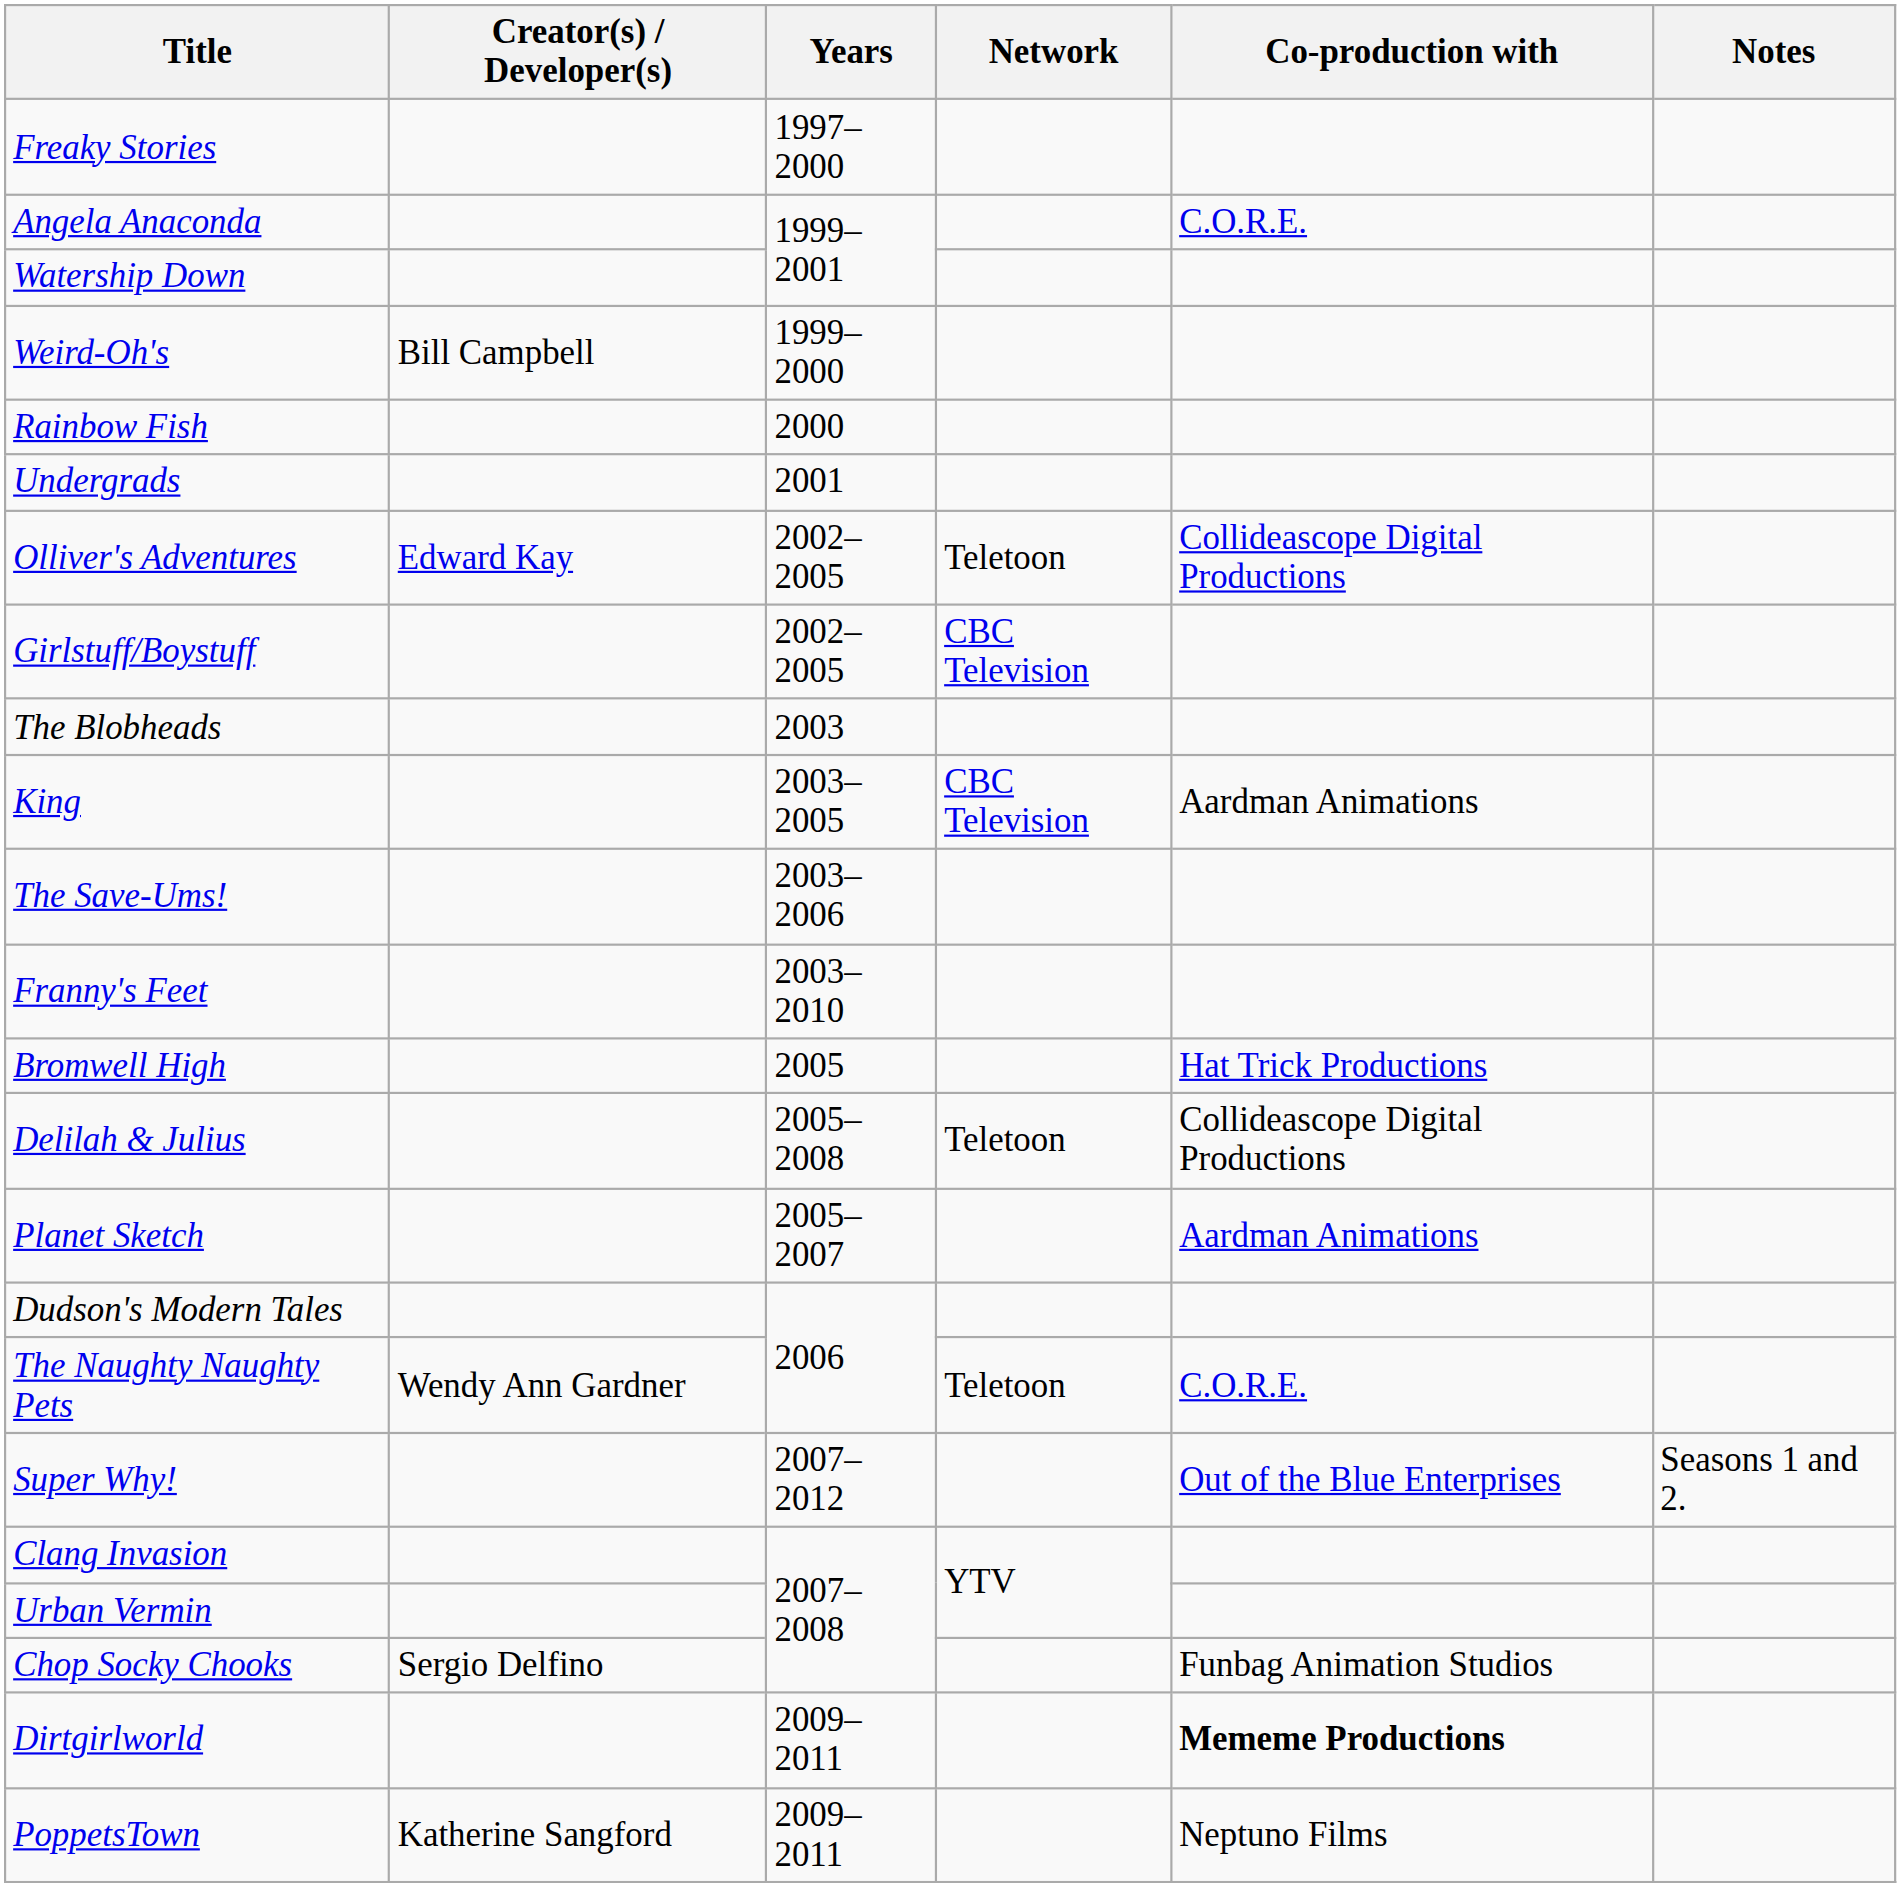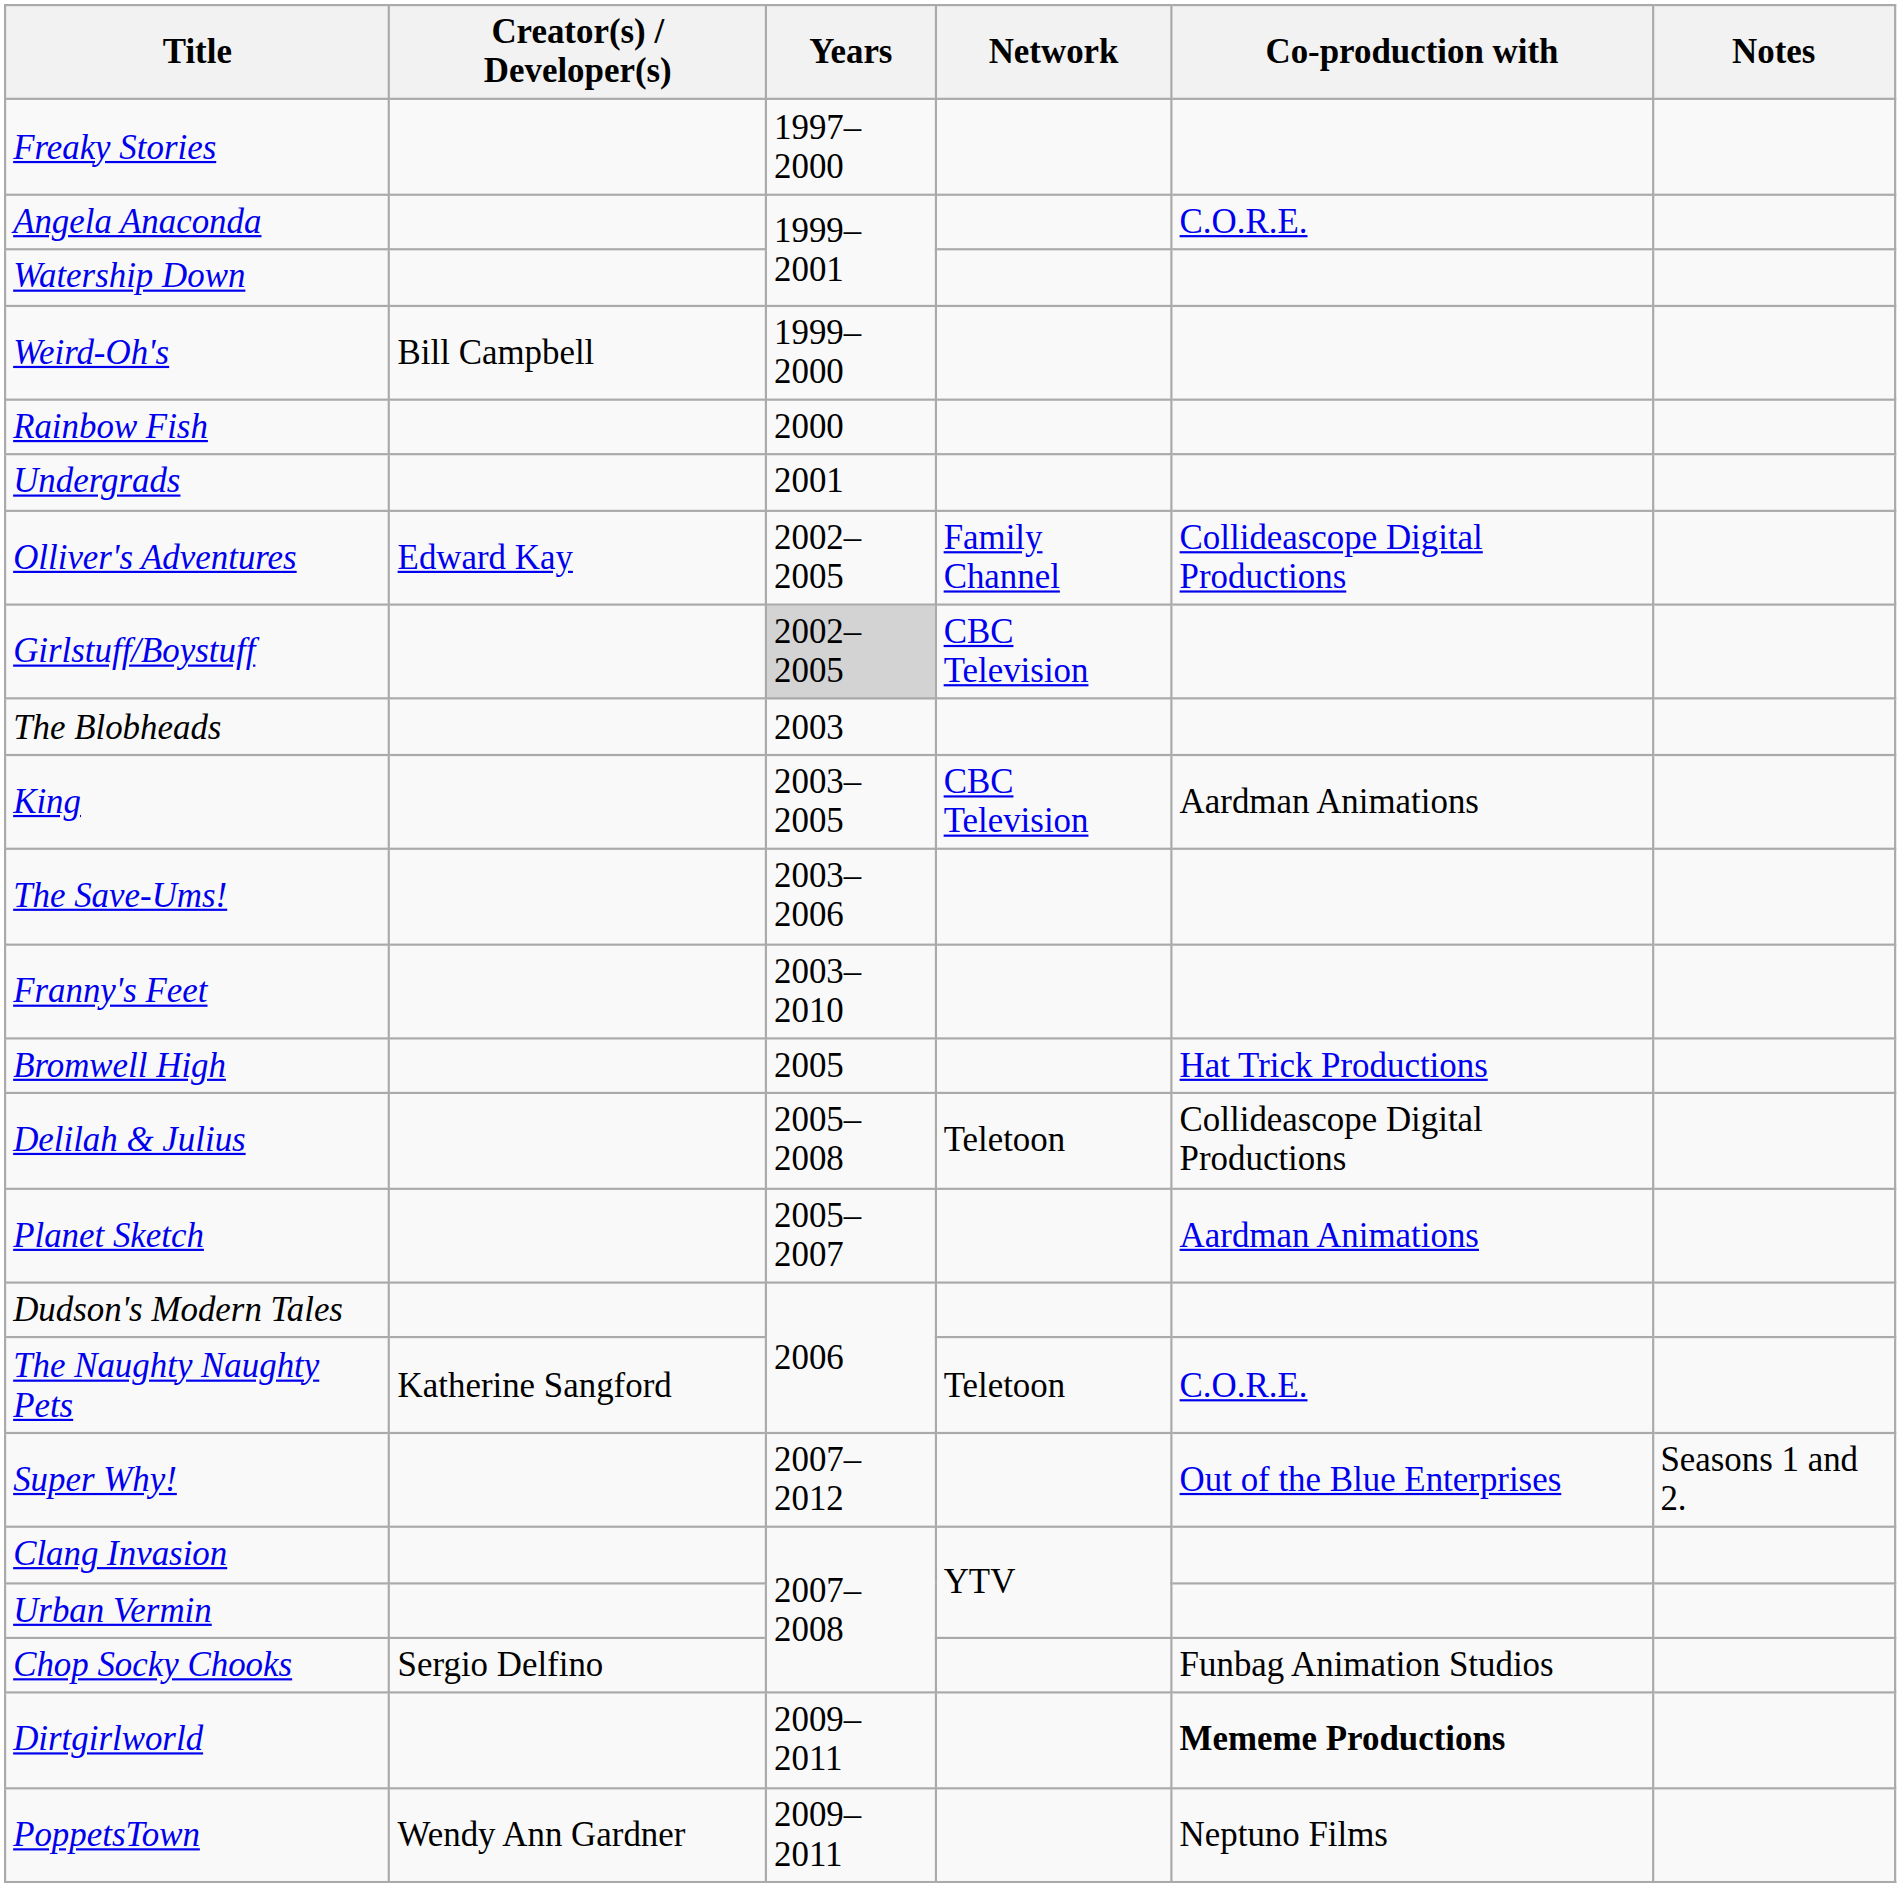(1005, 556) Teletoon -> (1002, 556) Family Channel
(818, 651) no background -> (818, 651) lightgrey background
(542, 1384) Wendy Ann Gardner -> (535, 1384) Katherine Sangford
(535, 1834) Katherine Sangford -> (541, 1834) Wendy Ann Gardner
